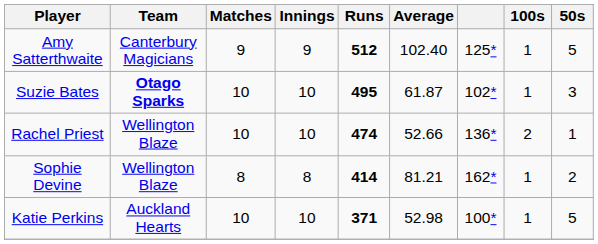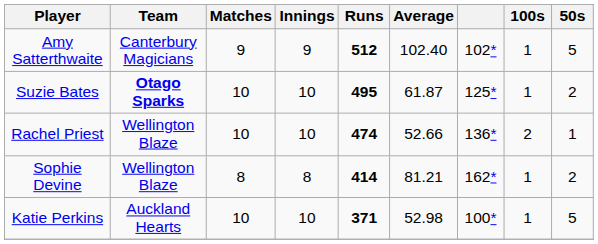(481, 50) 125* -> (481, 50) 102*
(481, 92) 102* -> (481, 92) 125*
(572, 92) 3 -> (572, 92) 2
